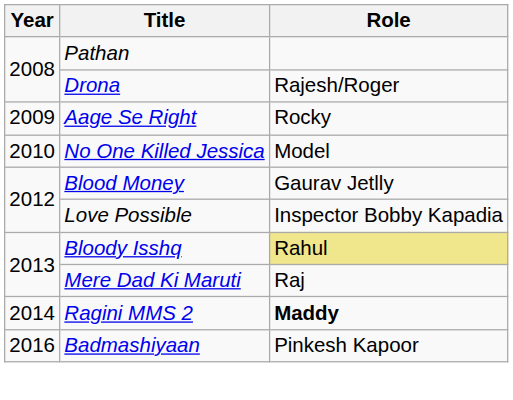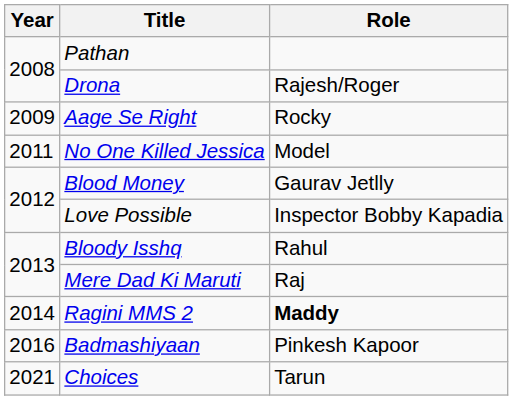(32, 150) 2010 -> (31, 150) 2011
(301, 248) khaki background -> (301, 248) no background
+ row: (101, 378)
